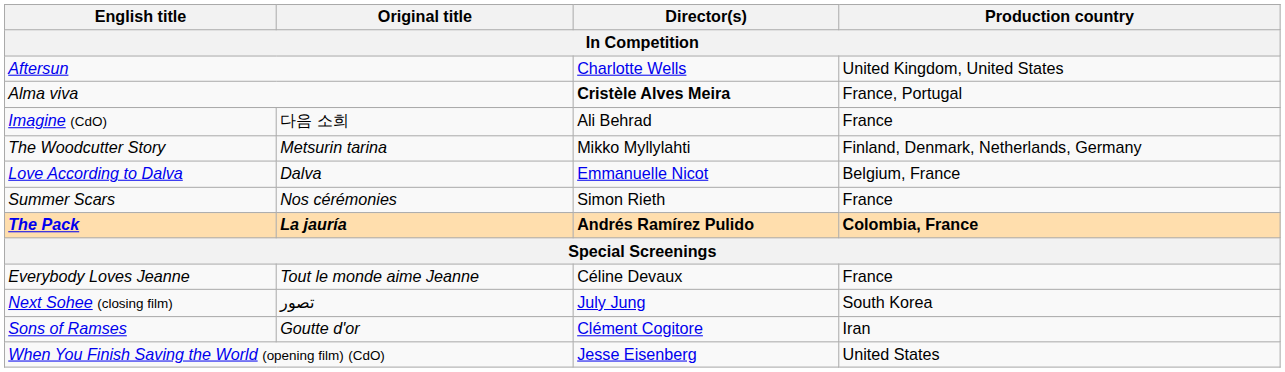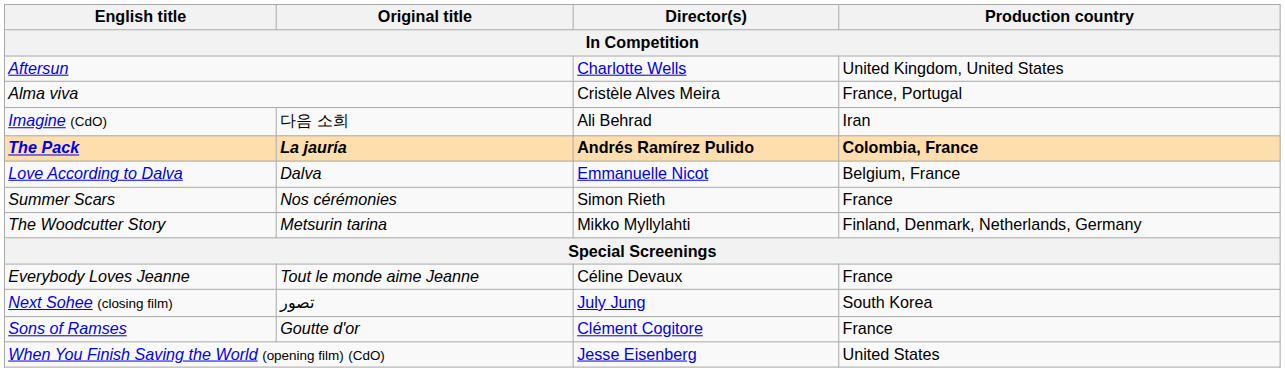(654, 94) bold -> (649, 94) normal
(868, 121) France -> (856, 121) Iran
rows swapped: (44, 225) <-> (87, 148)
(856, 328) Iran -> (868, 328) France
